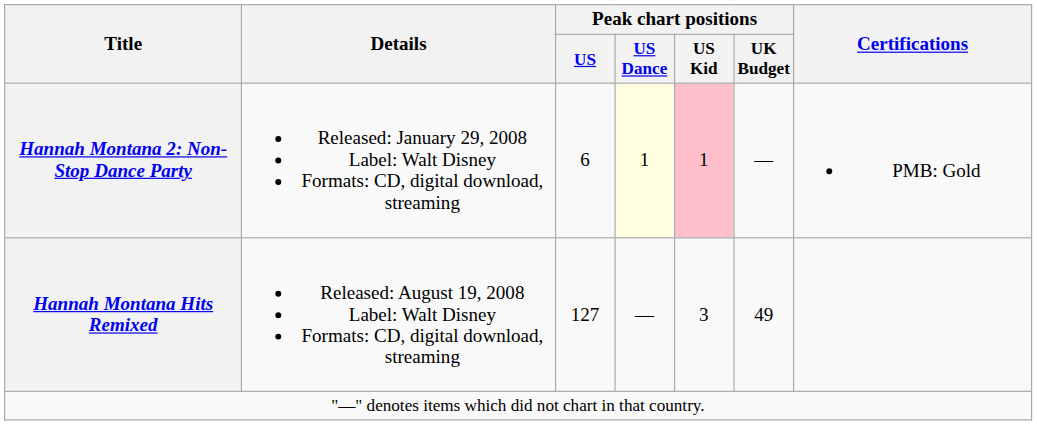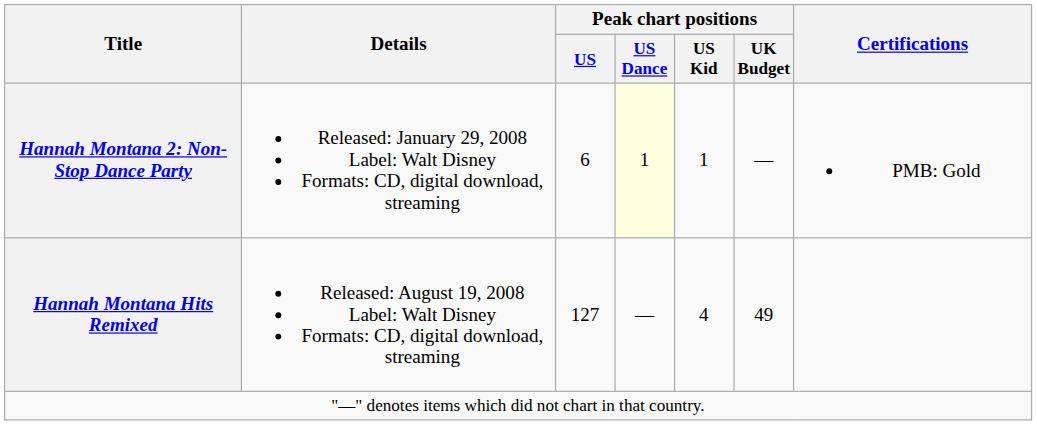(704, 160) pink background -> (704, 160) no background
(704, 314) 3 -> (704, 314) 4
